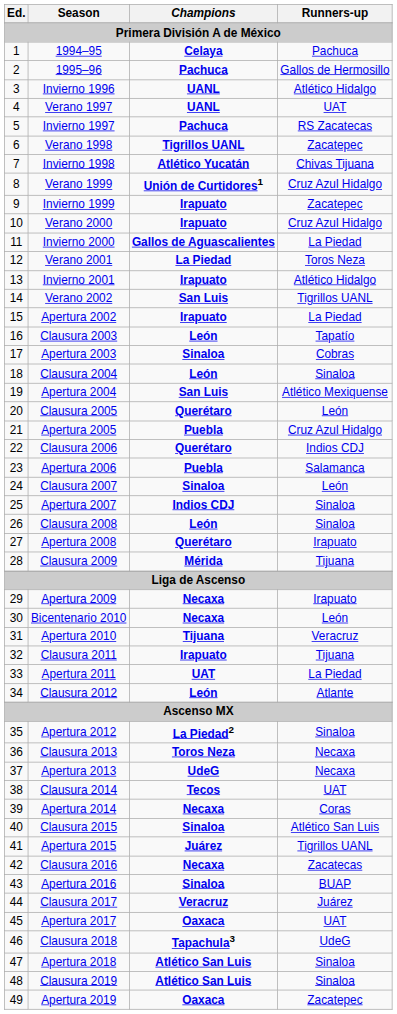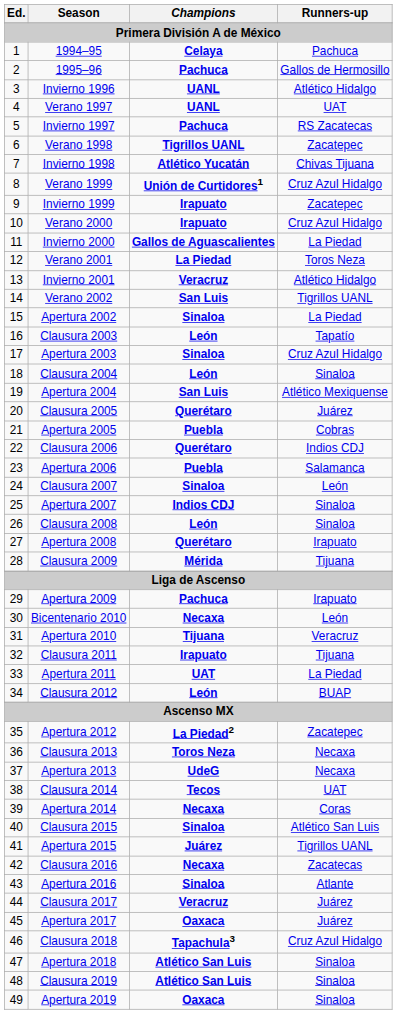(203, 279) Irapuato -> (203, 279) Veracruz
(203, 317) Irapuato -> (203, 317) Sinaloa
(335, 355) Cobras -> (335, 355) Cruz Azul Hidalgo
(335, 411) León -> (335, 411) Juárez
(335, 430) Cruz Azul Hidalgo -> (335, 430) Cobras
(203, 599) Necaxa -> (203, 599) Pachuca
(335, 693) Atlante -> (335, 693) BUAP
(335, 732) Sinaloa -> (335, 732) Zacatepec
(335, 884) BUAP -> (335, 884) Atlante
(335, 921) UAT -> (335, 921) Juárez
(335, 941) UdeG -> (335, 941) Cruz Azul Hidalgo
(335, 999) Zacatepec -> (335, 999) Sinaloa
